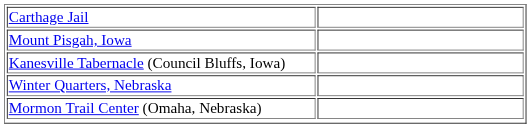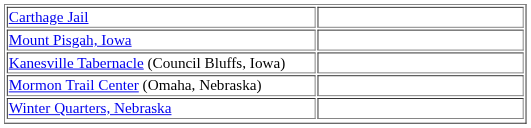rows swapped: (90, 85) <-> (135, 108)
